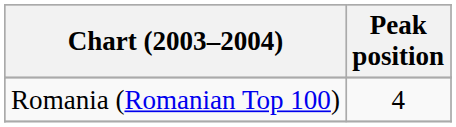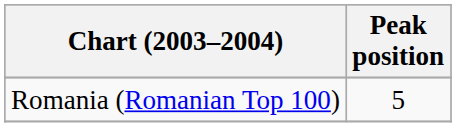(398, 99) 4 -> (398, 99) 5
